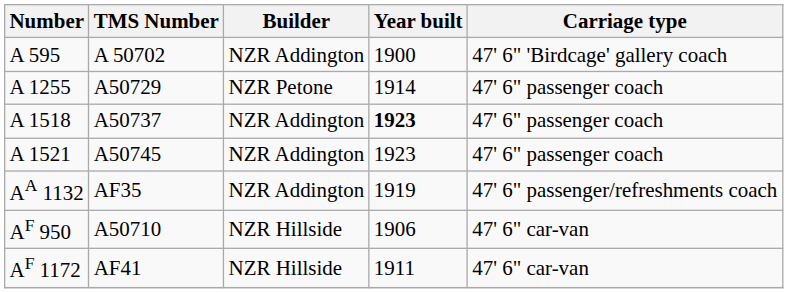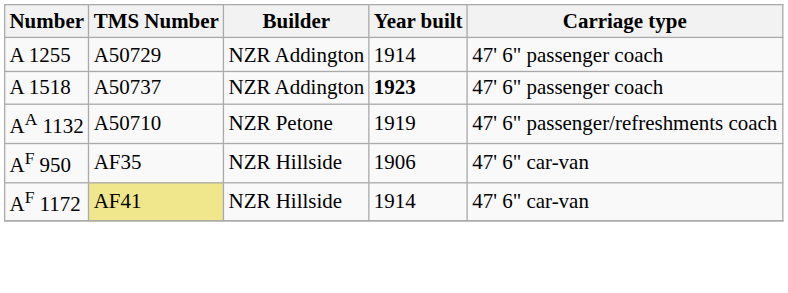- row: (35, 54)
(281, 87) NZR Petone -> (296, 54) NZR Addington
- row: (40, 154)
(118, 190) AF35 -> (127, 123) A50710
(296, 190) NZR Addington -> (281, 123) NZR Petone
(127, 229) A50710 -> (118, 162) AF35
(118, 267) no background -> (118, 201) khaki background
(394, 267) 1911 -> (395, 201) 1914
